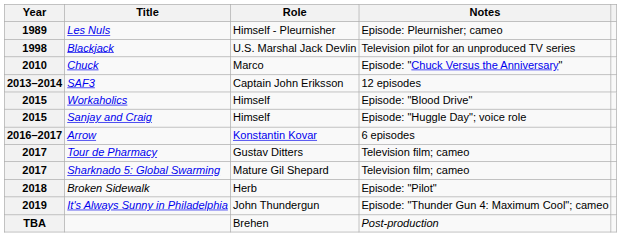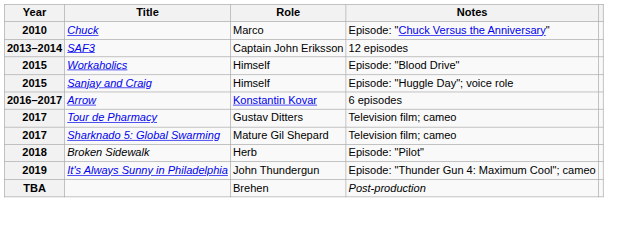- row: (89, 30)
- row: (91, 48)
